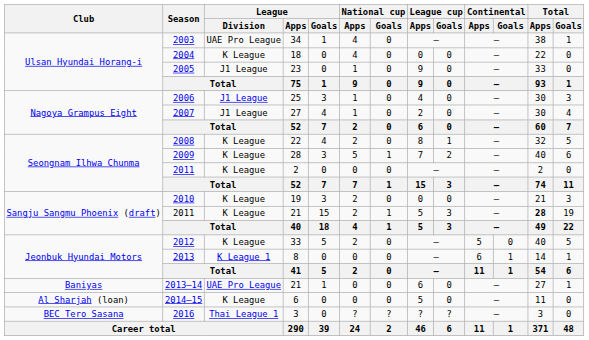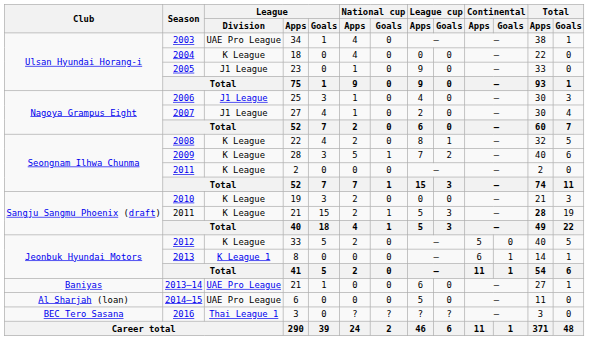(244, 300) K League -> (244, 300) UAE Pro League
